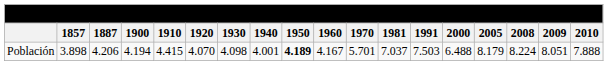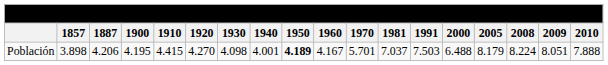(137, 51) 4.194 -> (137, 51) 4.195
(202, 51) 4.070 -> (202, 51) 4.270
